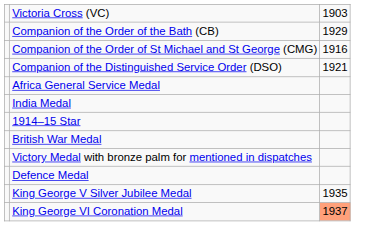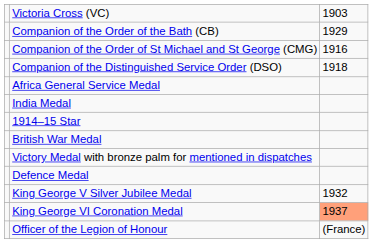(335, 67) 1921 -> (335, 67) 1918
(335, 193) 1935 -> (335, 193) 1932
+ row: (90, 229)
